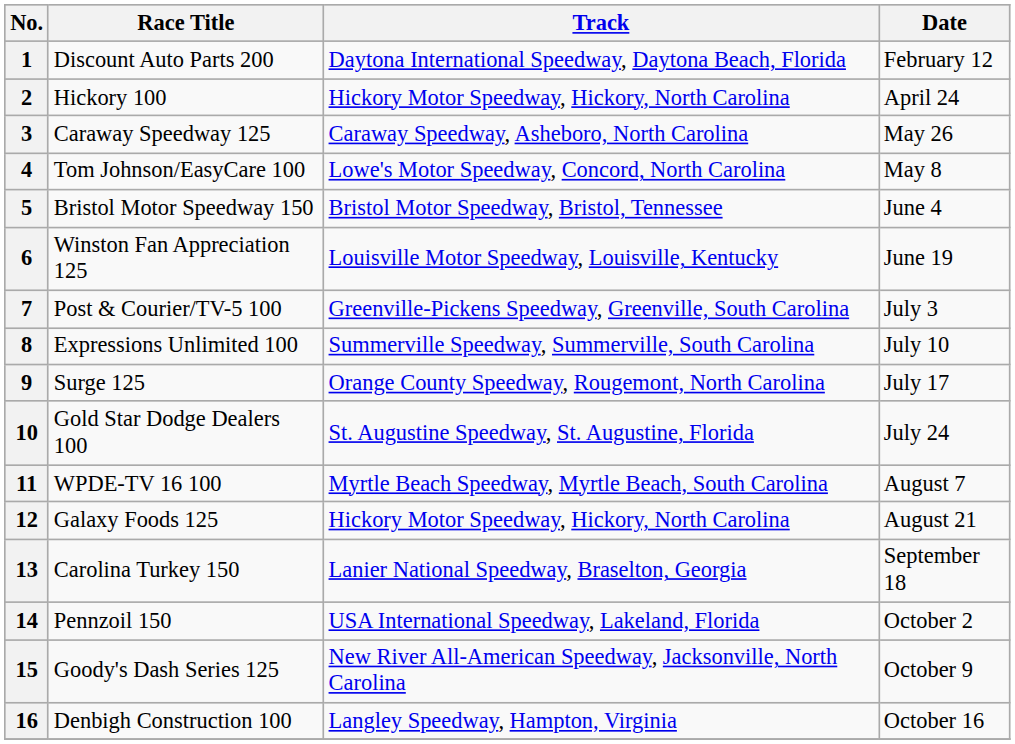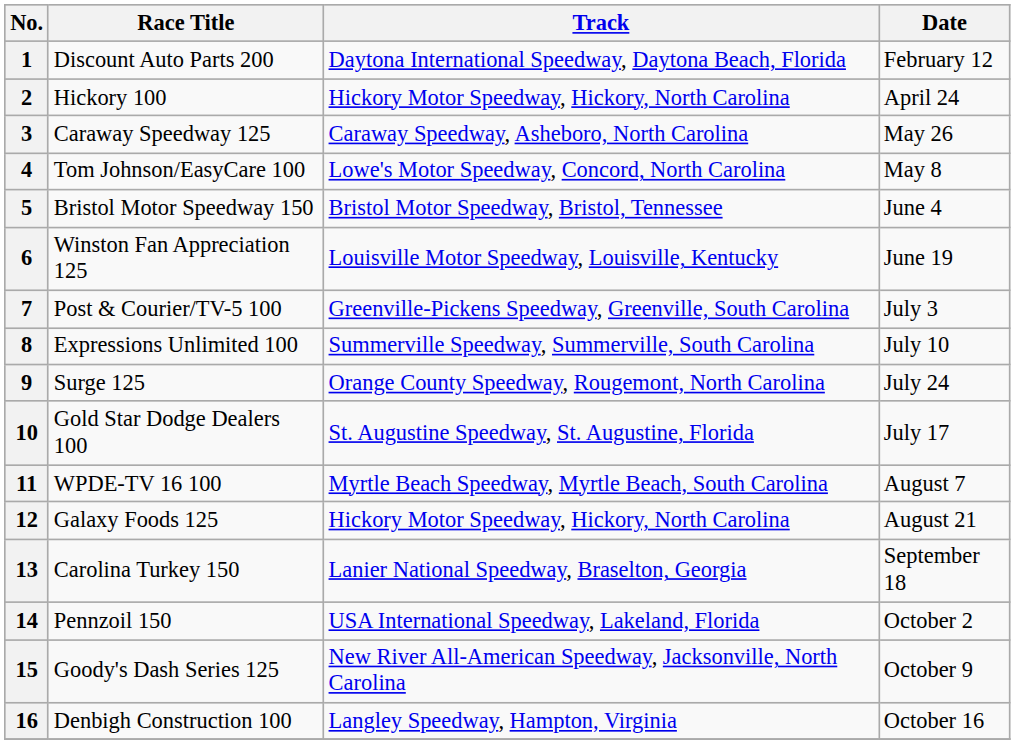(917, 382) July 17 -> (917, 382) July 24
(917, 432) July 24 -> (917, 432) July 17
